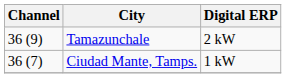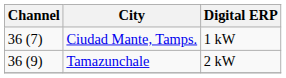rows swapped: (108, 38) <-> (132, 61)
